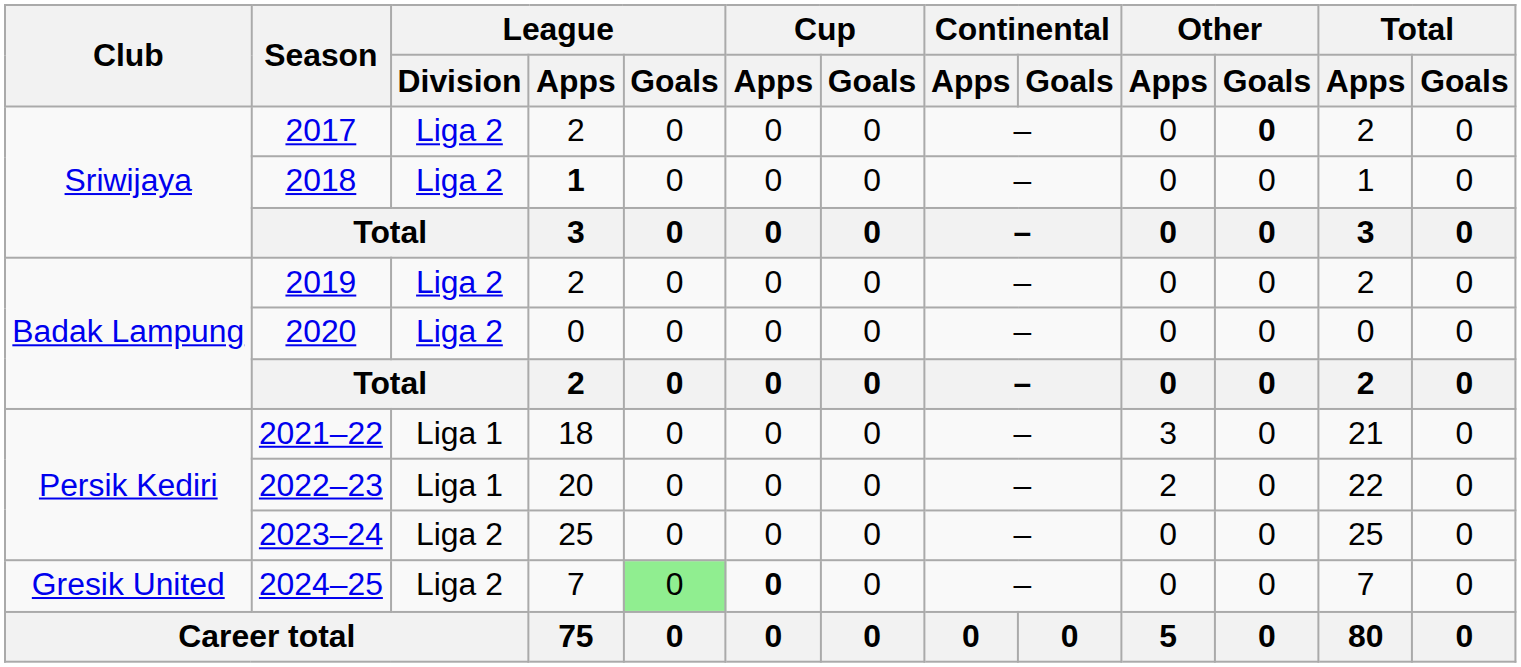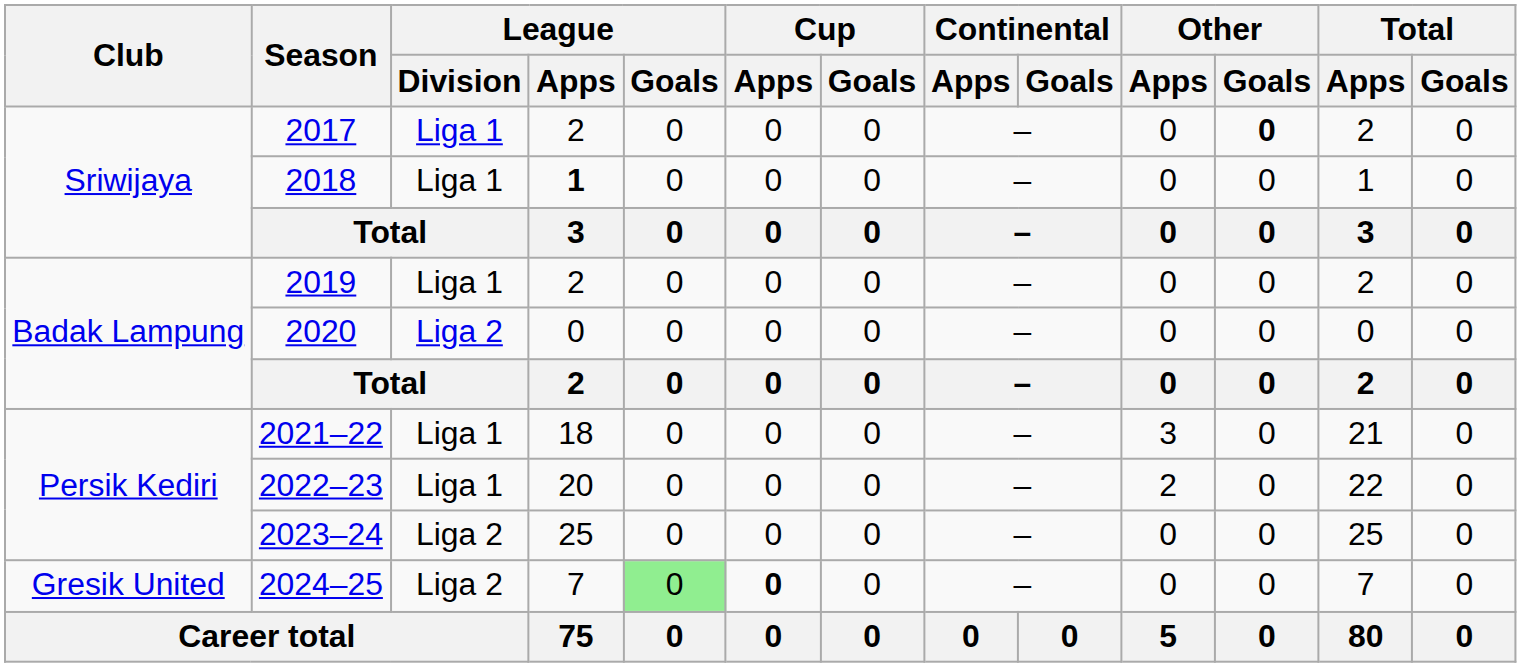(459, 130) Liga 2 -> (459, 130) Liga 1
(459, 181) Liga 2 -> (459, 181) Liga 1
(459, 282) Liga 2 -> (459, 282) Liga 1
